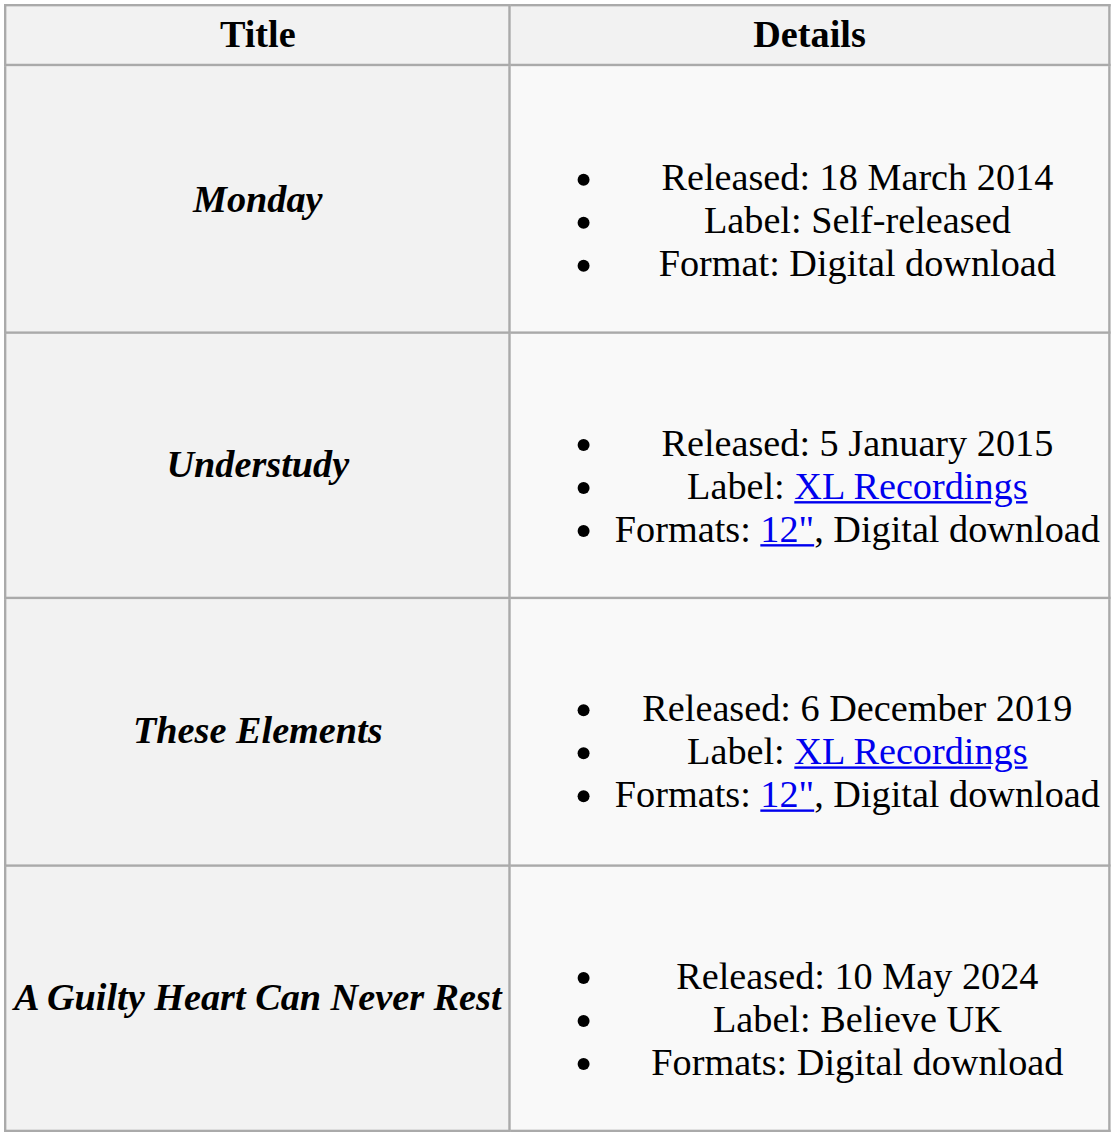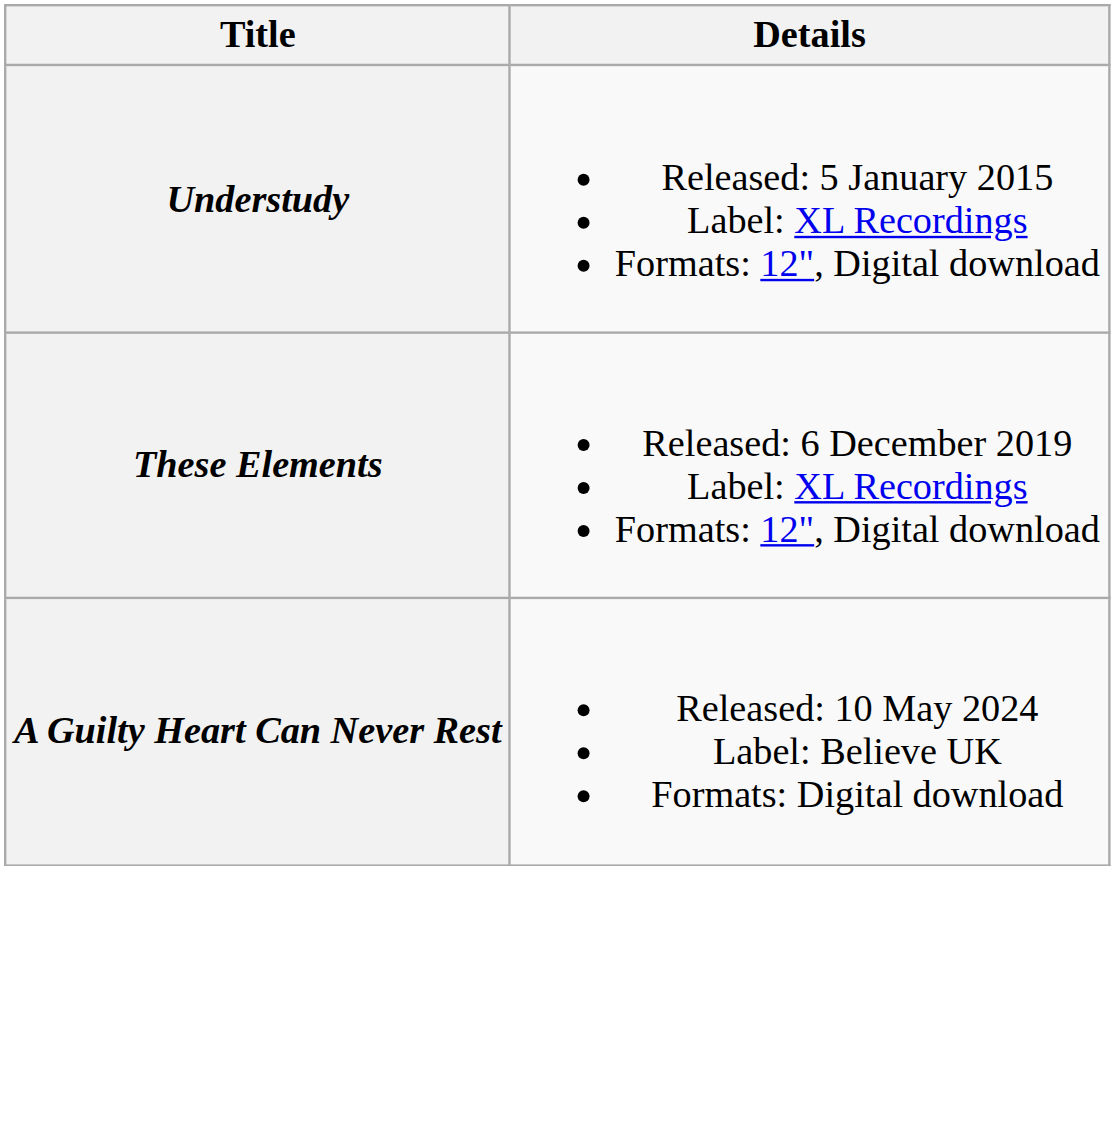- row: (258, 198)
